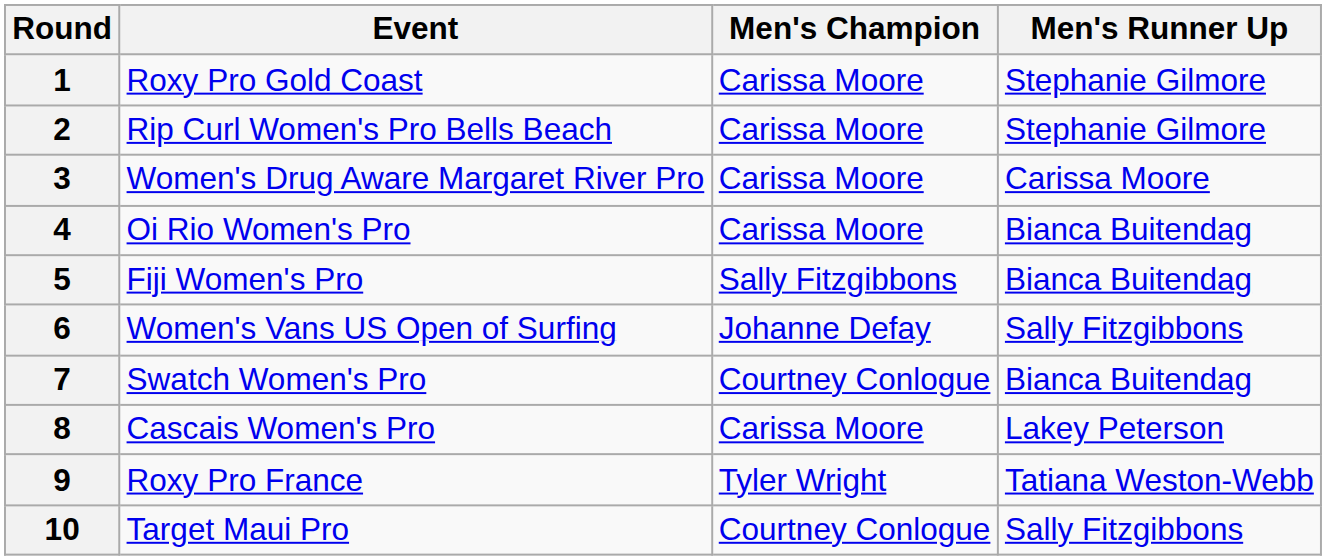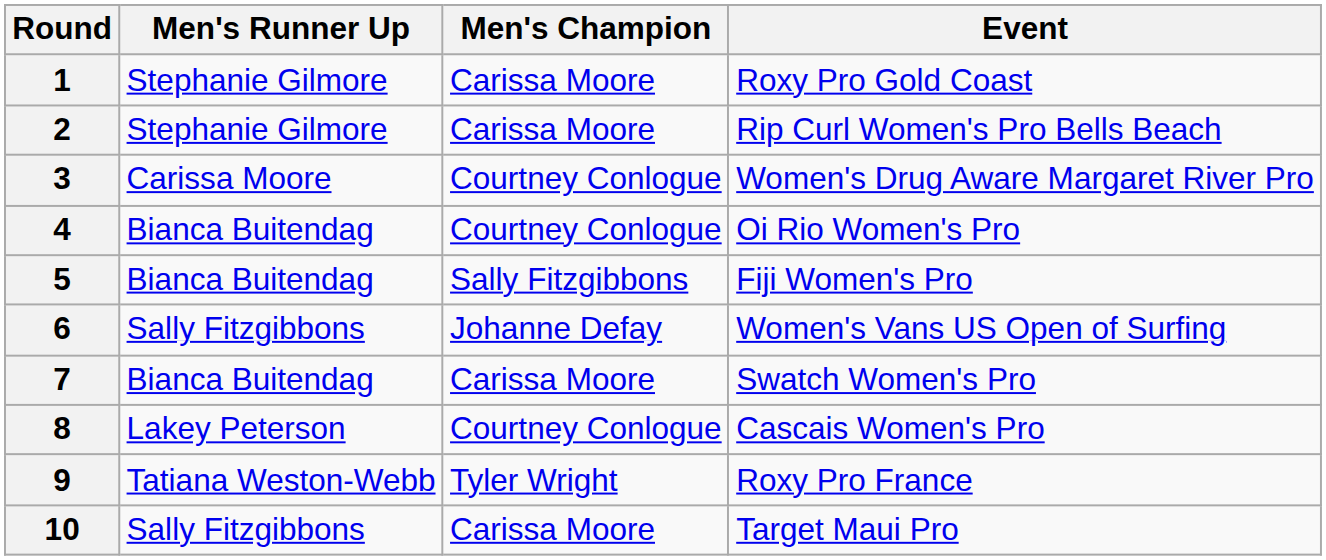columns swapped: (415, 29) <-> (1159, 29)
(821, 179) Carissa Moore -> (586, 179) Courtney Conlogue
(821, 229) Carissa Moore -> (586, 229) Courtney Conlogue
(855, 379) Courtney Conlogue -> (553, 379) Carissa Moore
(821, 429) Carissa Moore -> (586, 429) Courtney Conlogue
(855, 529) Courtney Conlogue -> (553, 529) Carissa Moore
